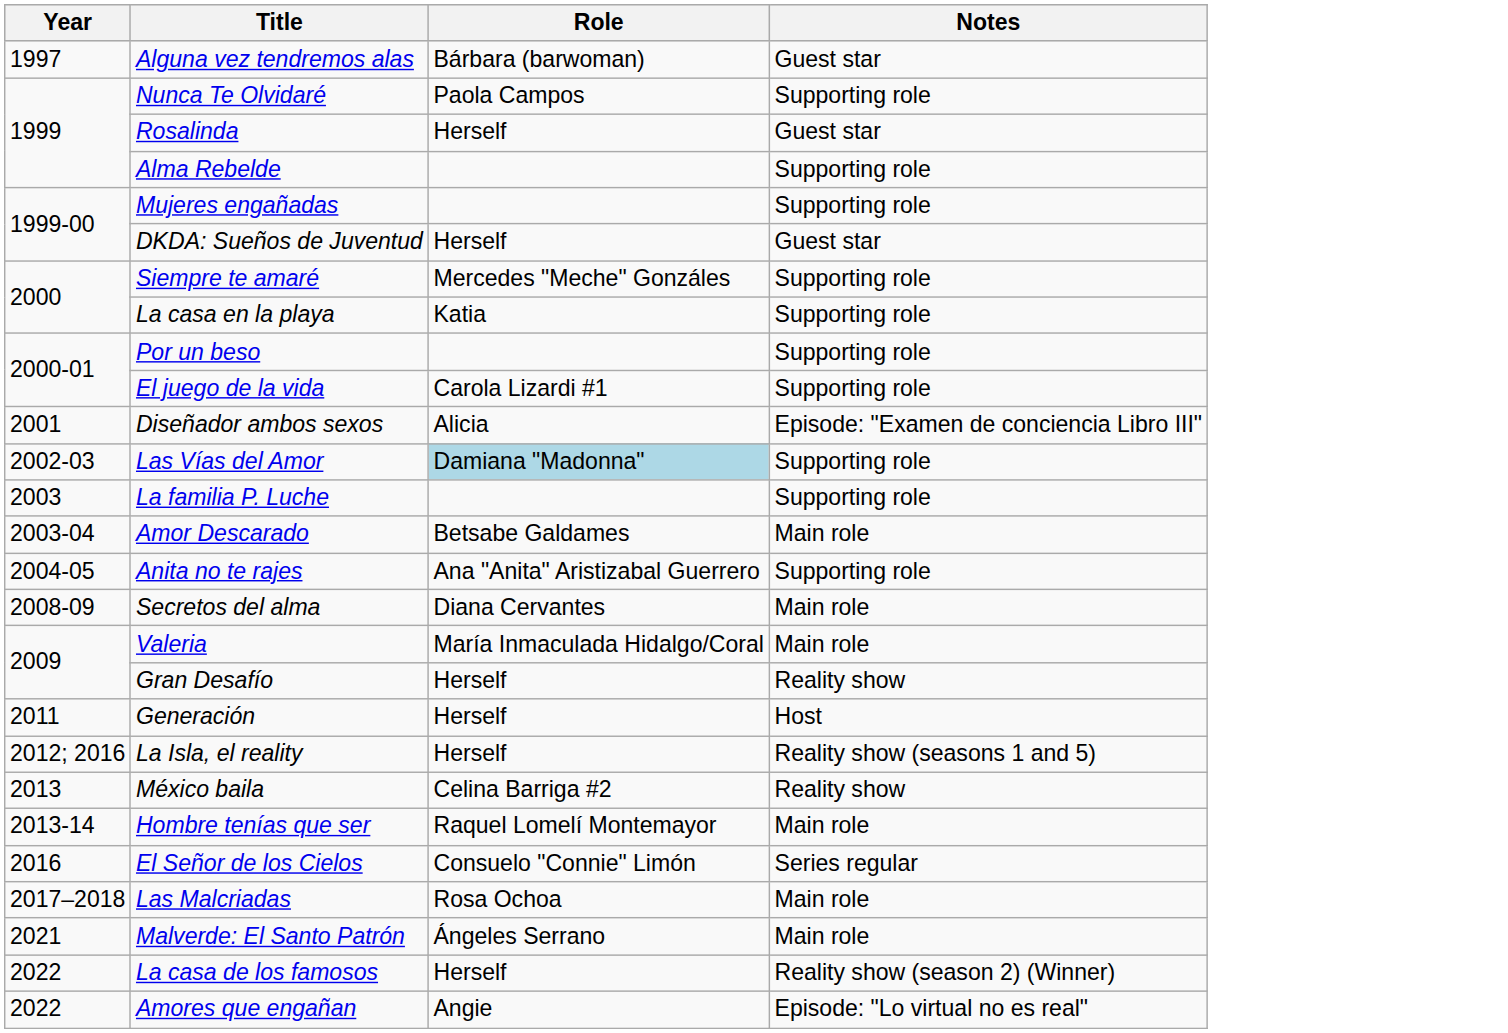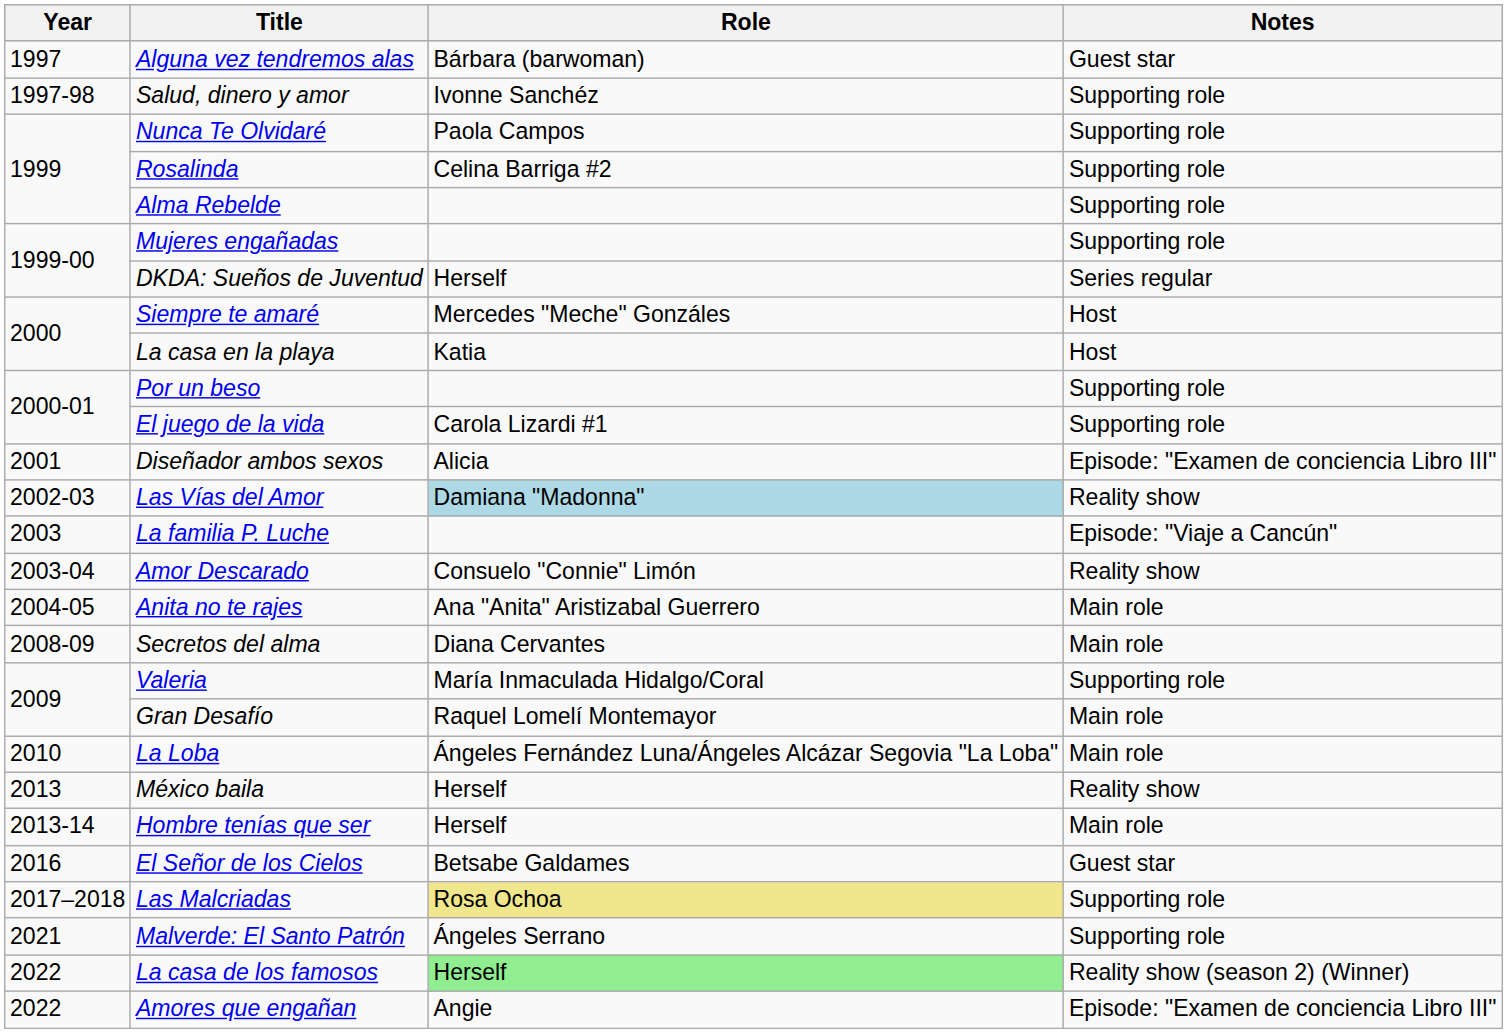+ row: (242, 95)
(470, 132) Herself -> (523, 168) Celina Barriga #2
(828, 132) Guest star -> (1147, 168) Supporting role
(828, 242) Guest star -> (1141, 278) Series regular
(853, 278) Supporting role -> (1093, 315) Host
(853, 315) Supporting role -> (1093, 351) Host
(853, 461) Supporting role -> (1134, 497) Reality show
(853, 497) Supporting role -> (1203, 534) Episode: "Viaje a Cancún"
(531, 534) Betsabe Galdames -> (565, 570) Consuelo "Connie" Limón
(822, 534) Main role -> (1134, 570) Reality show
(853, 570) Supporting role -> (1116, 607) Main role
(822, 643) Main role -> (1147, 680) Supporting role
(470, 680) Herself -> (575, 717) Raquel Lomelí Montemayor
(840, 680) Reality show -> (1116, 717) Main role
+ row: (178, 753)
- row: (196, 717)
- row: (219, 753)
(523, 790) Celina Barriga #2 -> (470, 790) Herself
(575, 826) Raquel Lomelí Montemayor -> (470, 826) Herself
(565, 863) Consuelo "Connie" Limón -> (531, 863) Betsabe Galdames
(846, 863) Series regular -> (1122, 863) Guest star
(498, 899) no background -> (498, 899) khaki background
(822, 899) Main role -> (1147, 899) Supporting role
(822, 936) Main role -> (1147, 936) Supporting role
(470, 972) no background -> (470, 972) lightgreen background
(931, 1009) Episode: "Lo virtual no es real" -> (1283, 1009) Episode: "Examen de conciencia Libro III"
